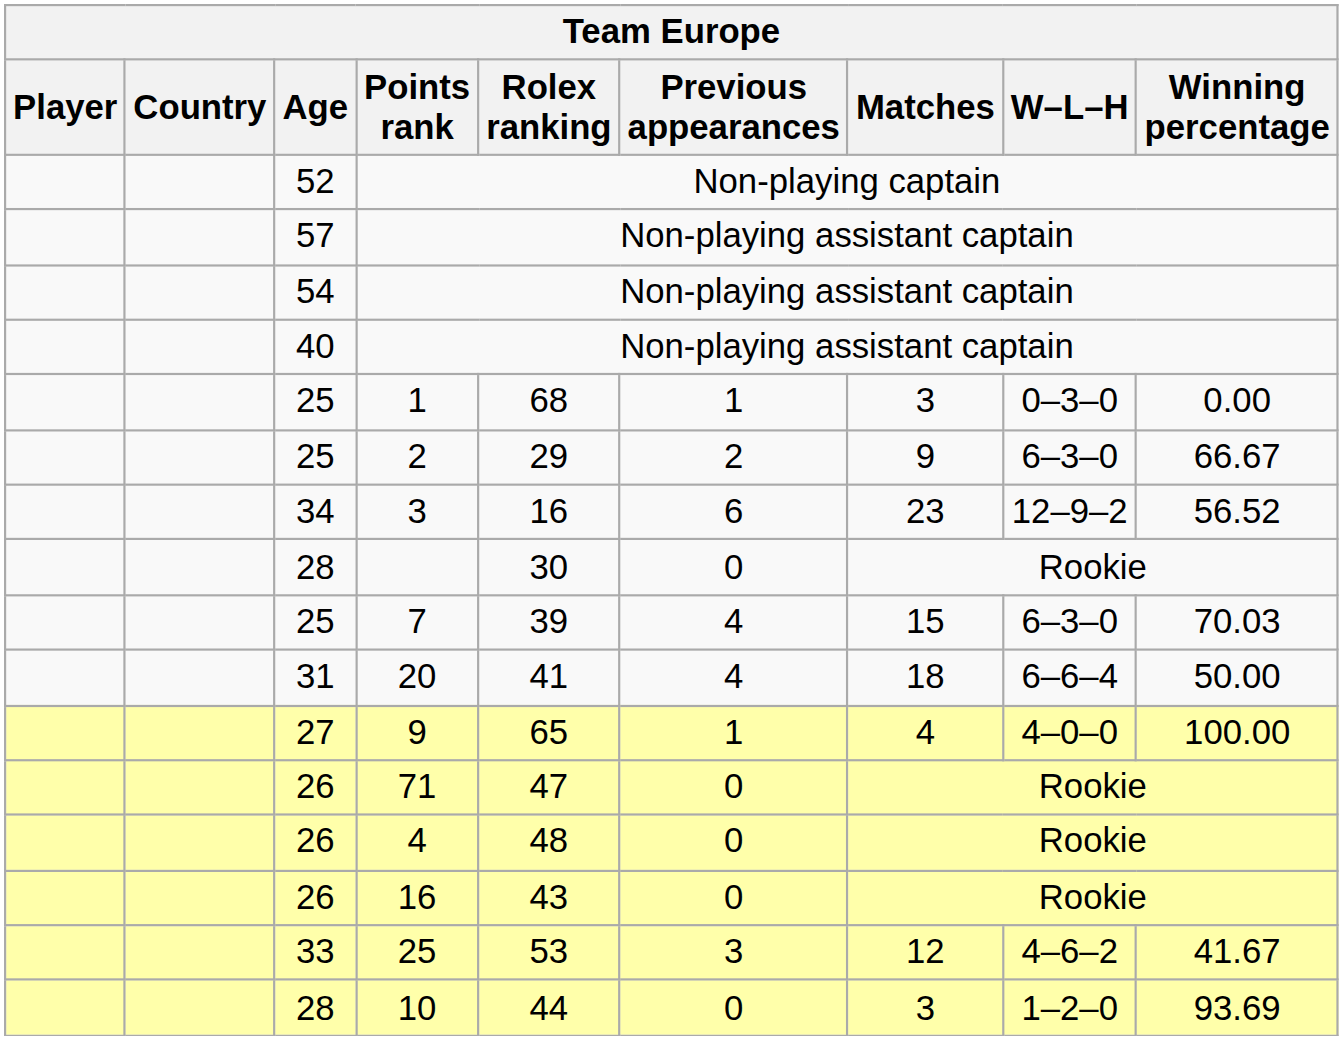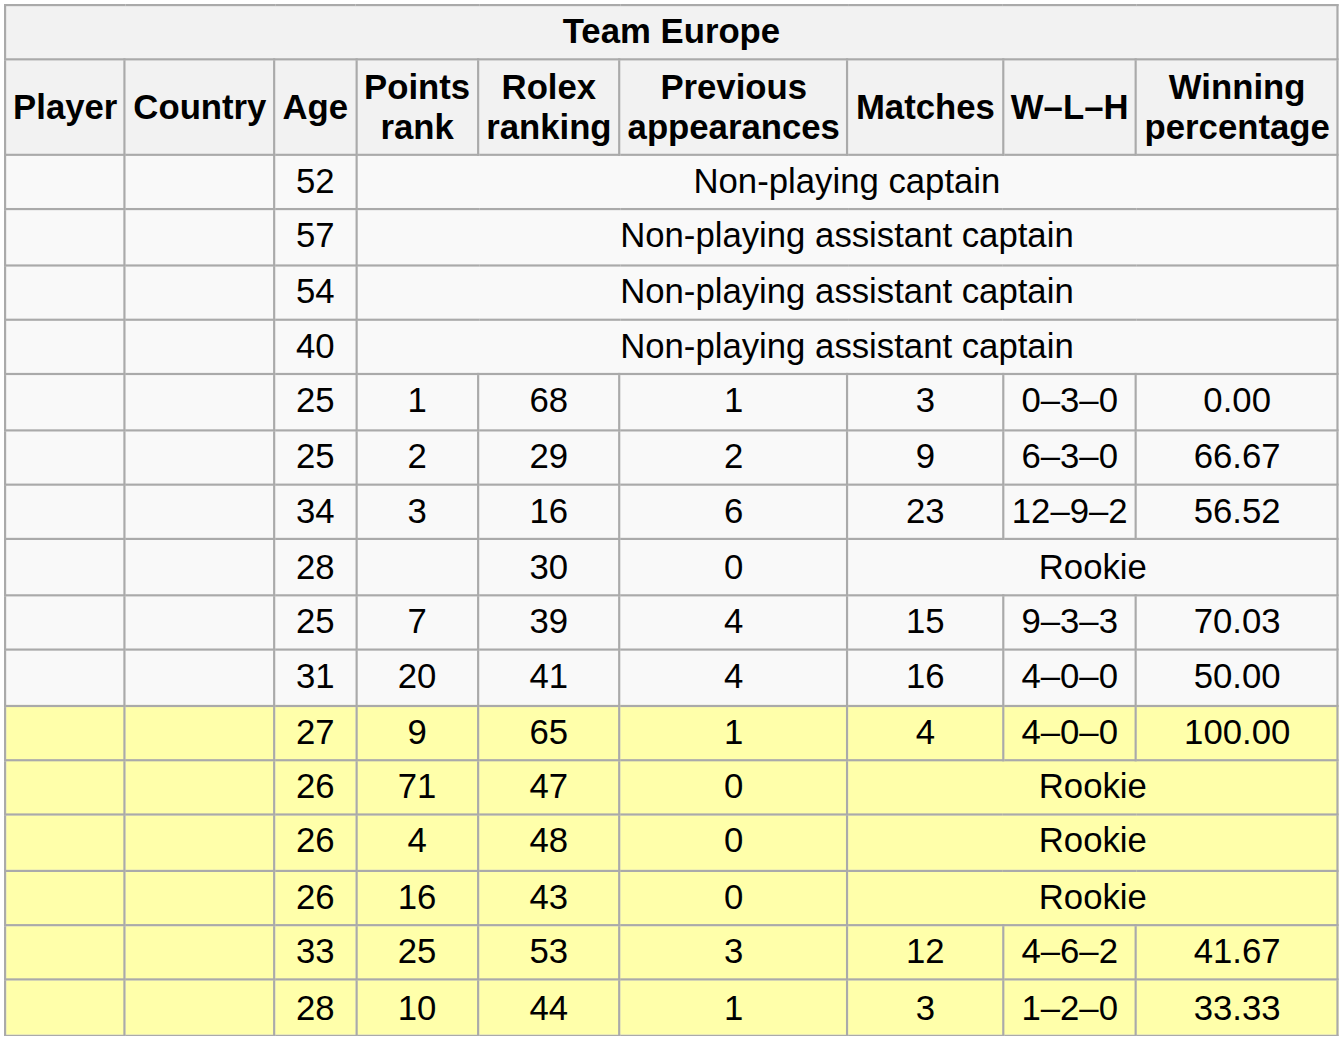(1070, 621) 6–3–0 -> (1070, 621) 9–3–3
(925, 676) 18 -> (925, 676) 16
(1070, 676) 6–6–4 -> (1070, 676) 4–0–0
(734, 1007) 0 -> (734, 1007) 1
(1237, 1007) 93.69 -> (1237, 1007) 33.33
